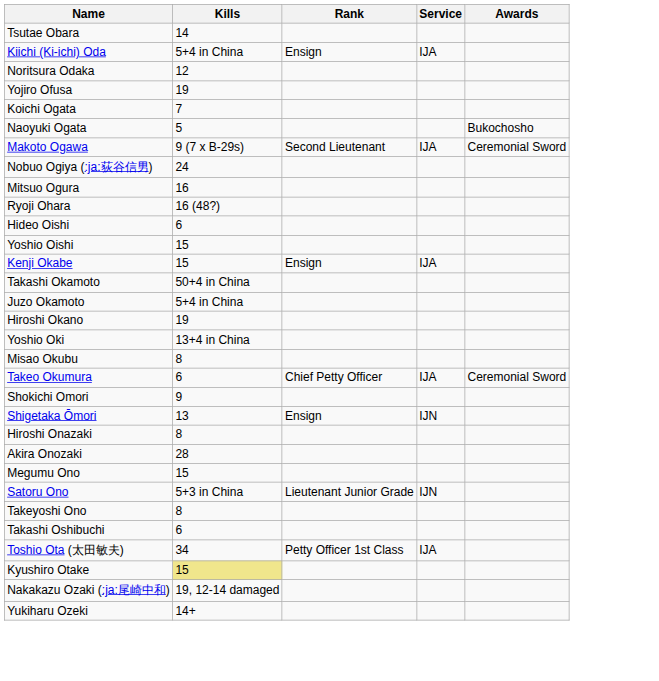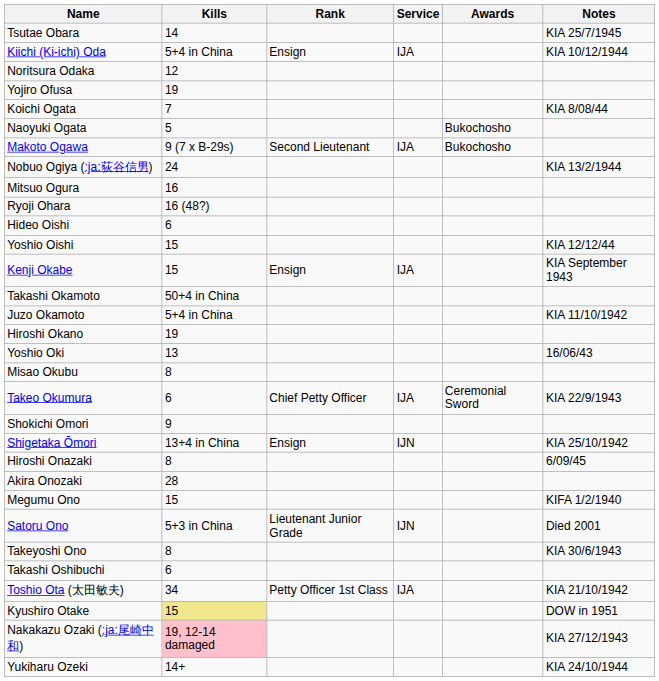+ column: (599, 14)
(517, 147) Ceremonial Sword -> (478, 147) Bukochosho
(213, 339) 13+4 in China -> (172, 353) 13
(182, 415) 13 -> (202, 442) 13+4 in China
(227, 590) no background -> (190, 638) pink background
